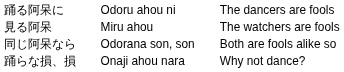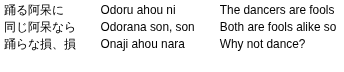- row: (28, 27)
